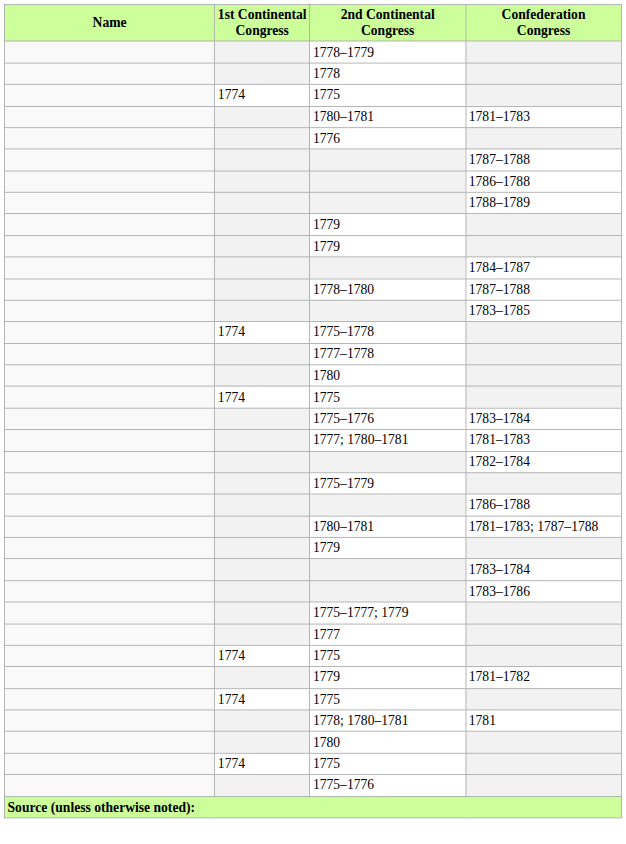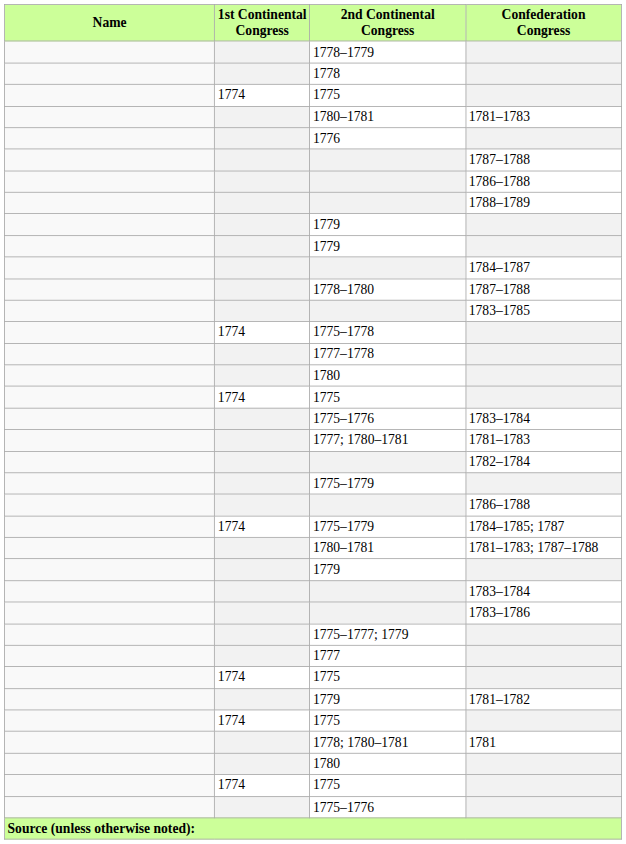+ row: (343, 526)
